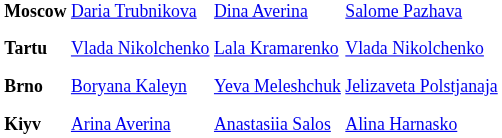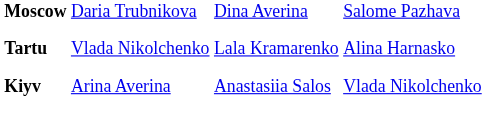(415, 48) Vlada Nikolchenko -> (399, 48) Alina Harnasko
- row: (24, 86)
(401, 124) Alina Harnasko -> (412, 86) Vlada Nikolchenko
